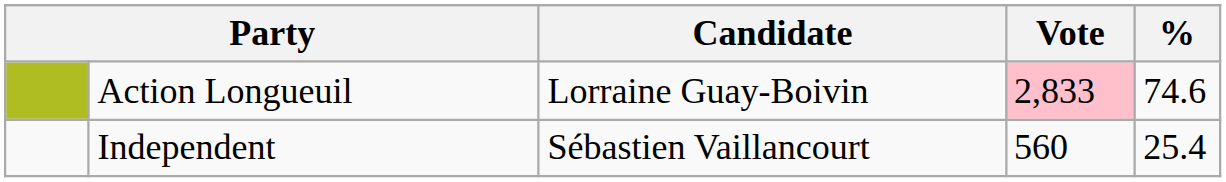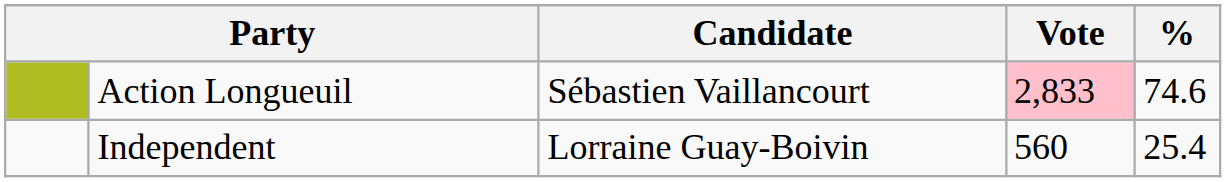(708, 90) Lorraine Guay-Boivin -> (709, 90) Sébastien Vaillancourt
(709, 147) Sébastien Vaillancourt -> (708, 147) Lorraine Guay-Boivin
